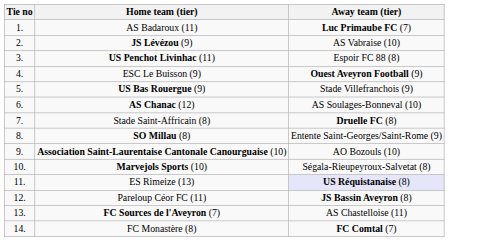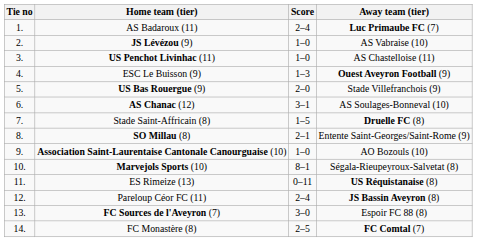+ column: (303, 12)
(366, 58) Espoir FC 88 (8) -> (394, 58) AS Chastelloise (11)
(366, 182) lavender background -> (394, 182) no background
(366, 213) AS Chastelloise (11) -> (394, 213) Espoir FC 88 (8)
